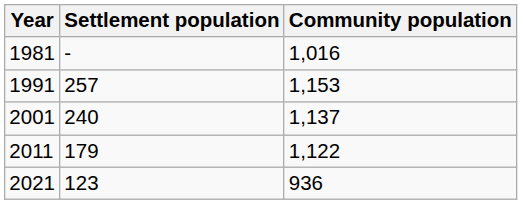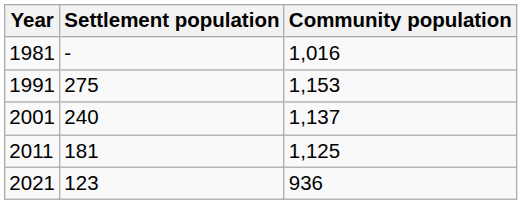(81, 85) 257 -> (81, 85) 275
(81, 150) 179 -> (81, 150) 181
(314, 150) 1,122 -> (314, 150) 1,125
